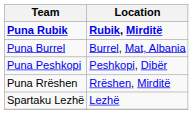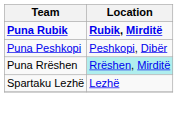- row: (36, 48)
(130, 83) no background -> (130, 65) paleturquoise background
